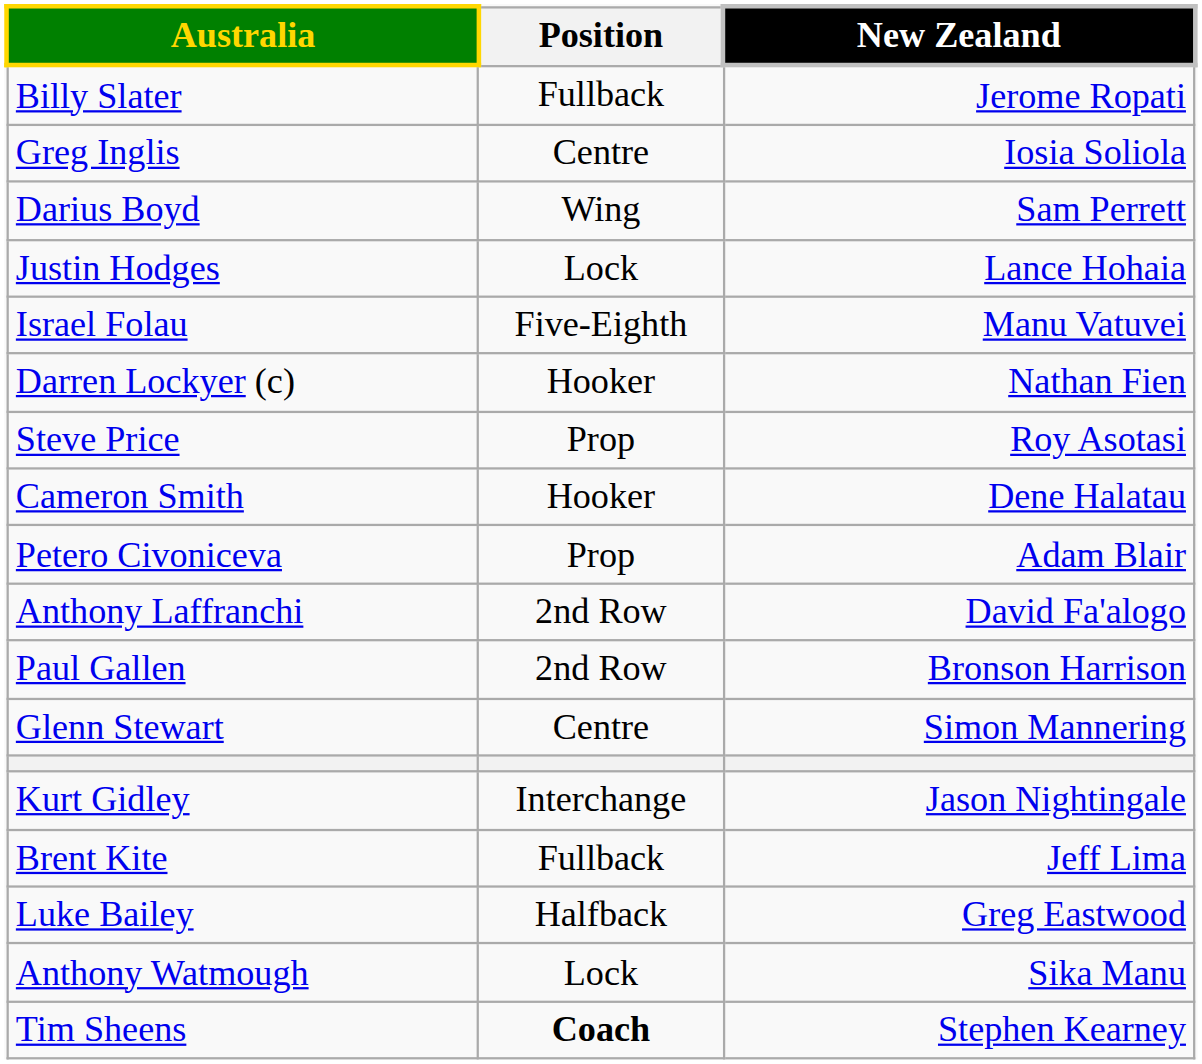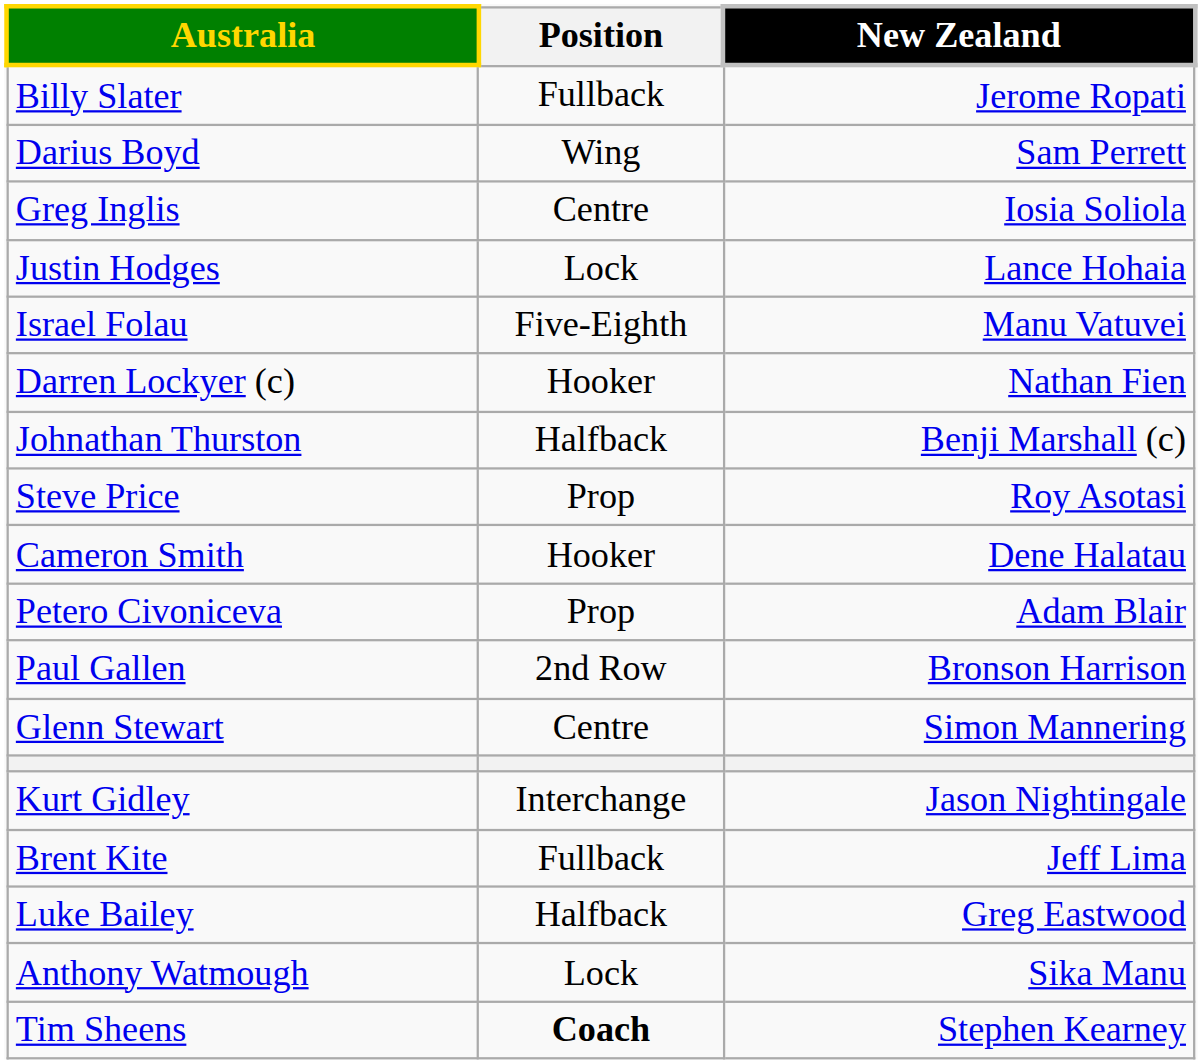rows swapped: (108, 209) <-> (98, 152)
+ row: (159, 439)
- row: (160, 611)
